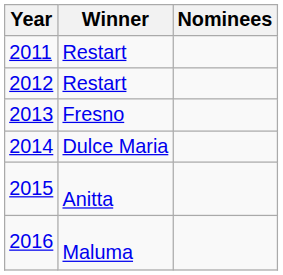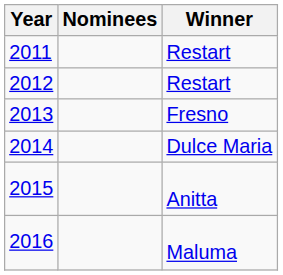columns swapped: (115, 20) <-> (225, 20)
